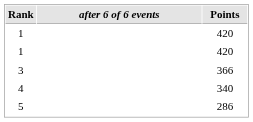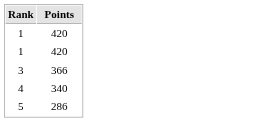- column: (119, 14)
